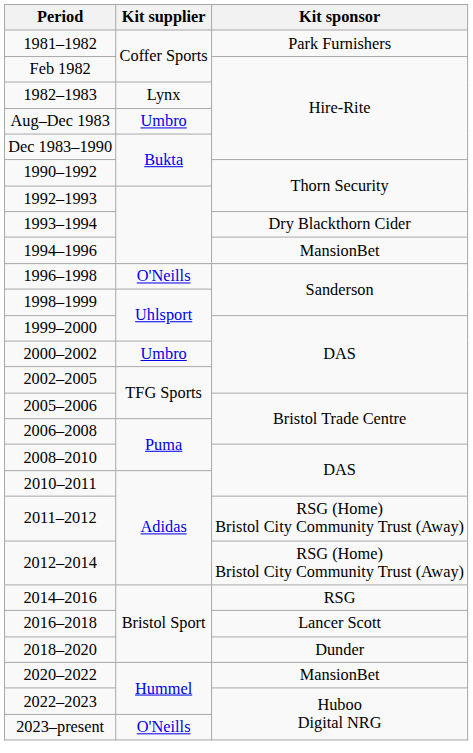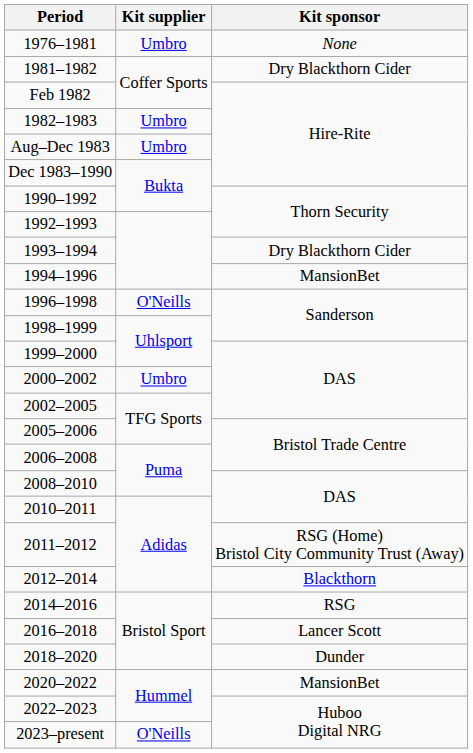+ row: (60, 43)
(340, 43) Park Furnishers -> (340, 69) Dry Blackthorn Cider
(164, 95) Lynx -> (164, 120) Umbro
(340, 562) RSG (Home) Bristol City Community Trust (Away) -> (340, 579) Blackthorn
